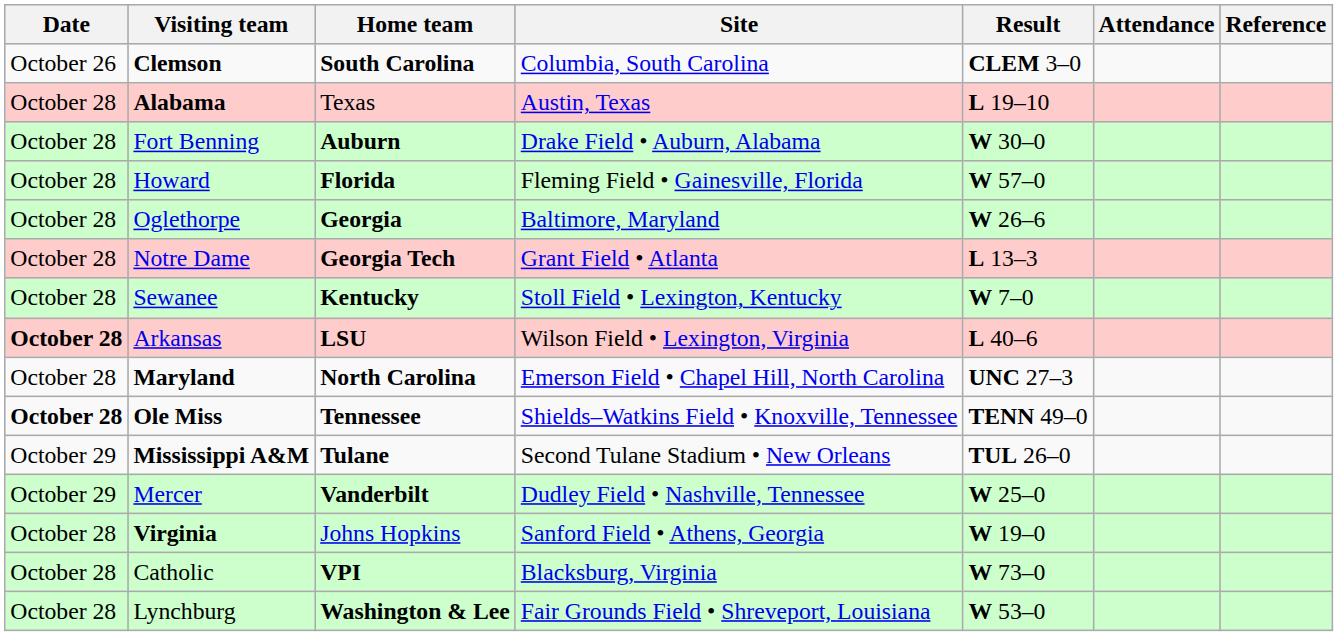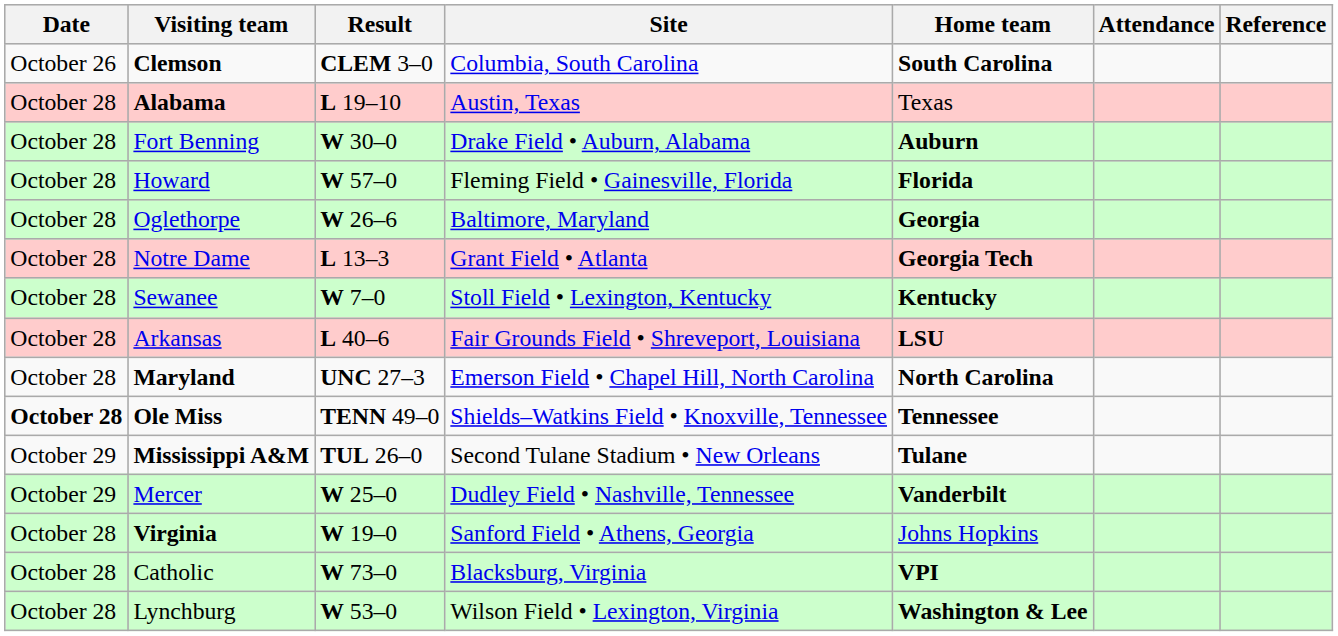columns swapped: (415, 24) <-> (1028, 24)
(66, 337) bold -> (63, 337) normal
(685, 337) Wilson Field • Lexington, Virginia -> (655, 337) Fair Grounds Field • Shreveport, Louisiana
(726, 610) Fair Grounds Field • Shreveport, Louisiana -> (614, 610) Wilson Field • Lexington, Virginia
